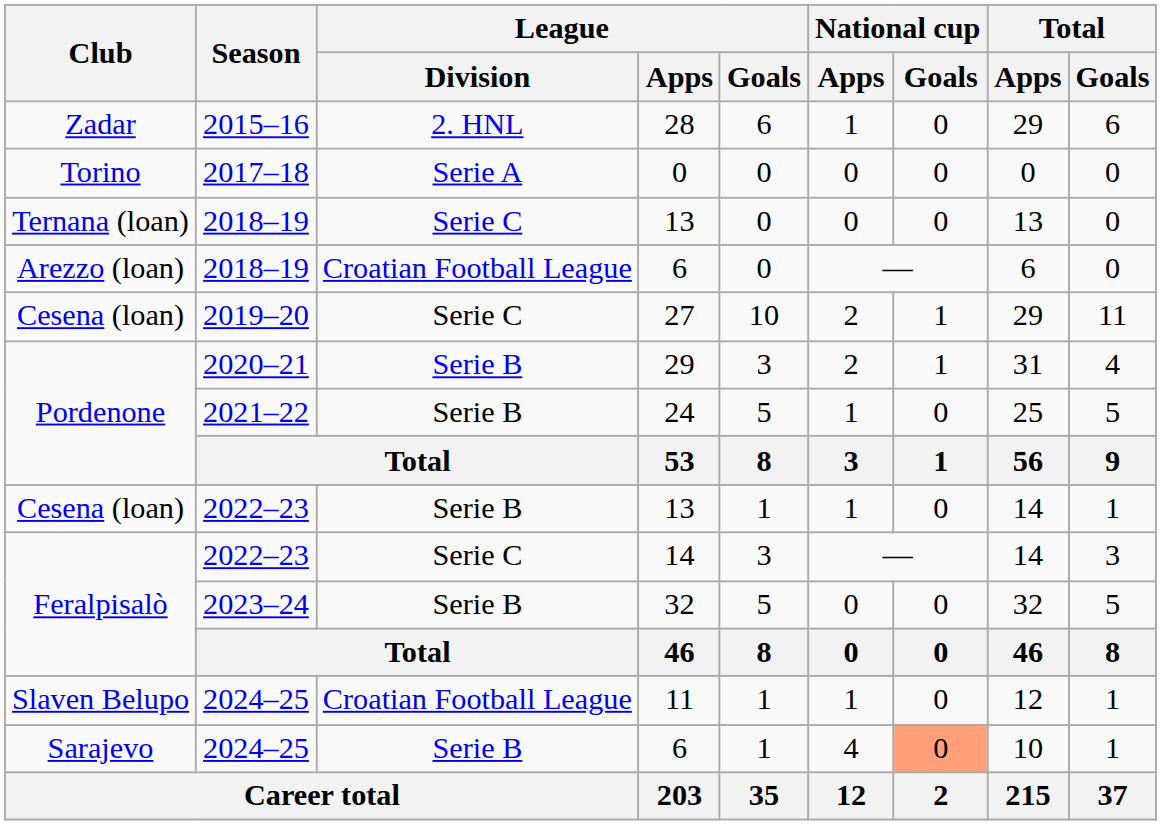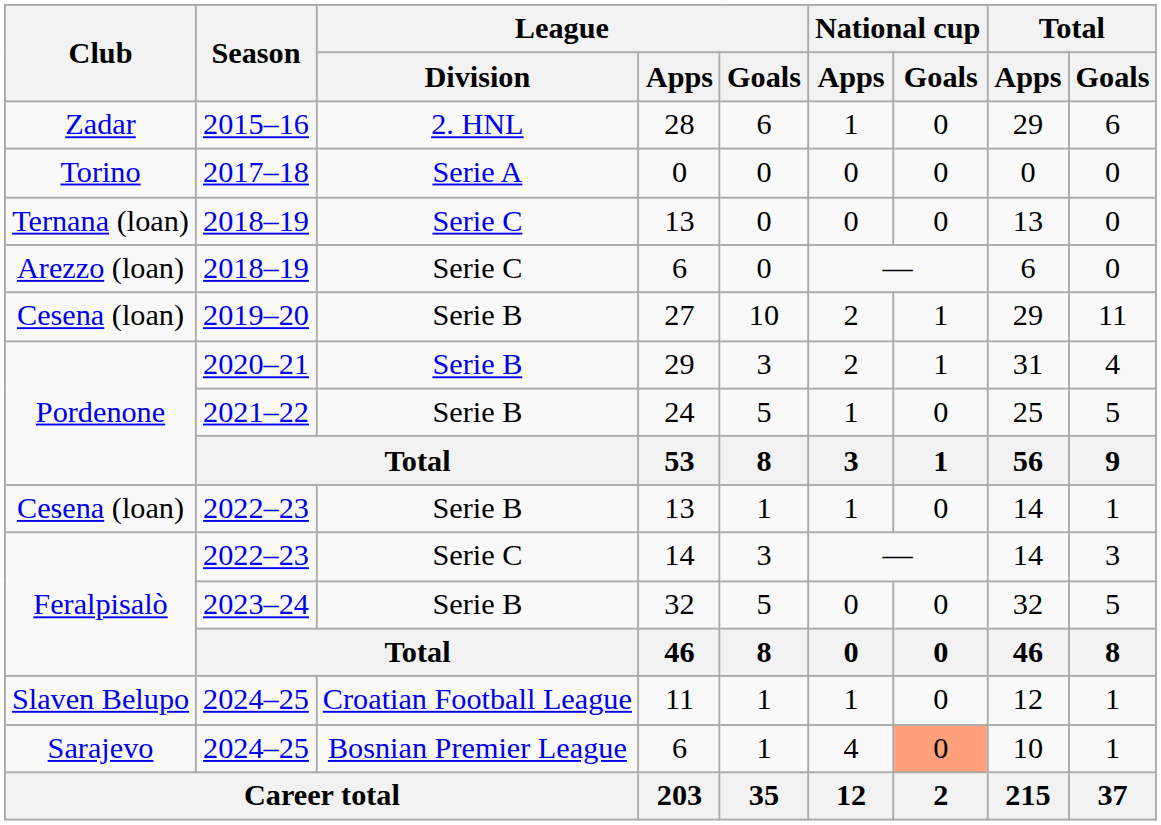(477, 268) Croatian Football League -> (477, 268) Serie C
(477, 316) Serie C -> (477, 316) Serie B
(477, 747) Serie B -> (477, 747) Bosnian Premier League
